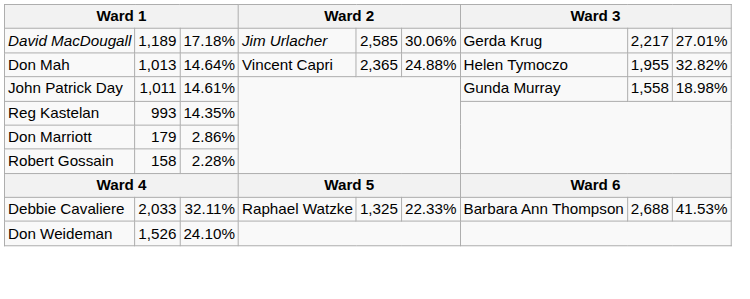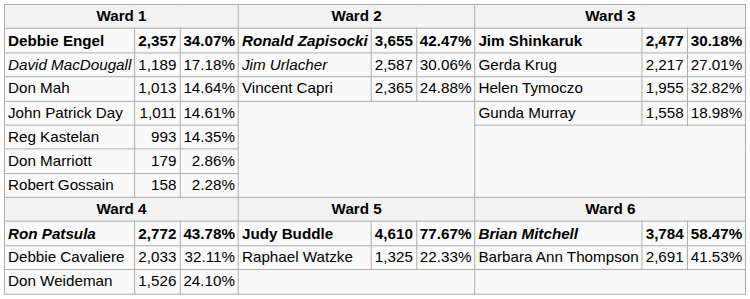+ row: (56, 40)
(379, 40) 2,585 -> (394, 64) 2,587
+ row: (52, 233)
(650, 209) 2,688 -> (665, 257) 2,691
